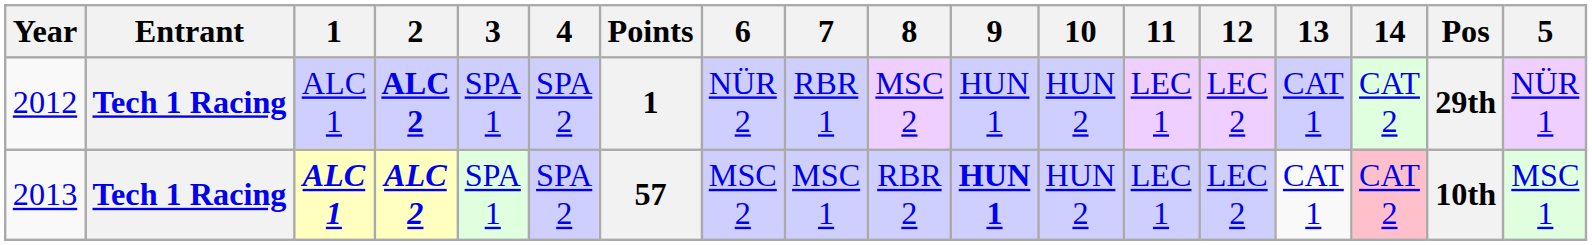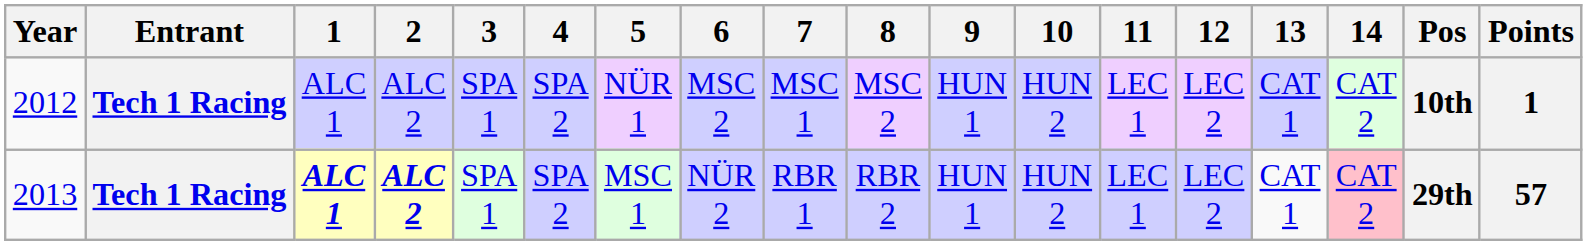columns swapped: (1545, 30) <-> (651, 30)
(415, 102) bold -> (414, 102) normal
(743, 102) NÜR 2 -> (721, 102) MSC 2
(826, 102) RBR 1 -> (805, 102) MSC 1
(1466, 102) 29th -> (1442, 102) 10th
(743, 193) MSC 2 -> (721, 193) NÜR 2
(826, 193) MSC 1 -> (805, 193) RBR 1
(995, 193) bold -> (972, 193) normal
(1466, 193) 10th -> (1442, 193) 29th
